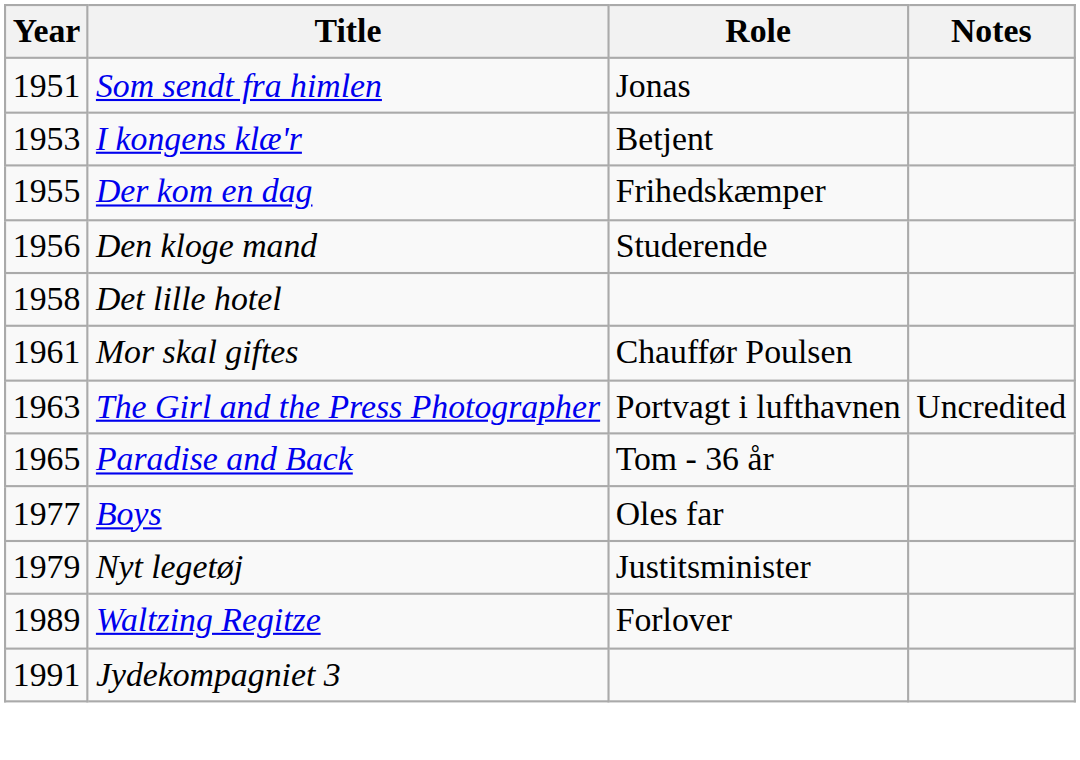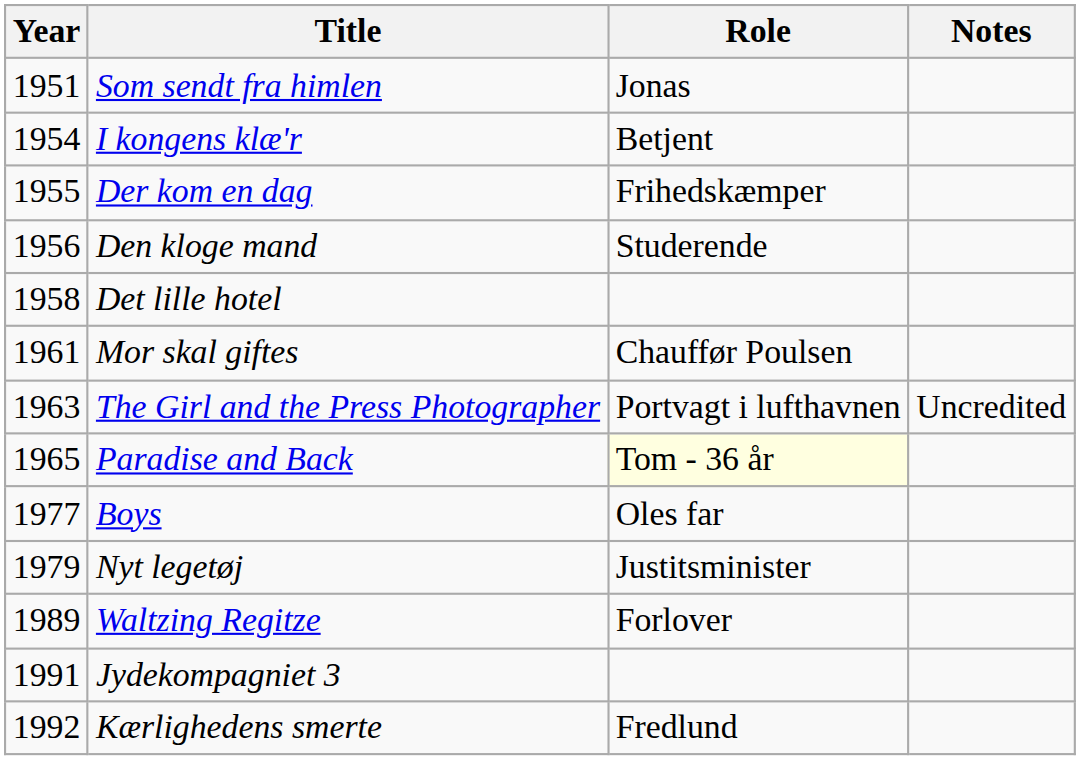(47, 138) 1953 -> (47, 138) 1954
(695, 459) no background -> (695, 459) lightyellow background
+ row: (239, 727)
